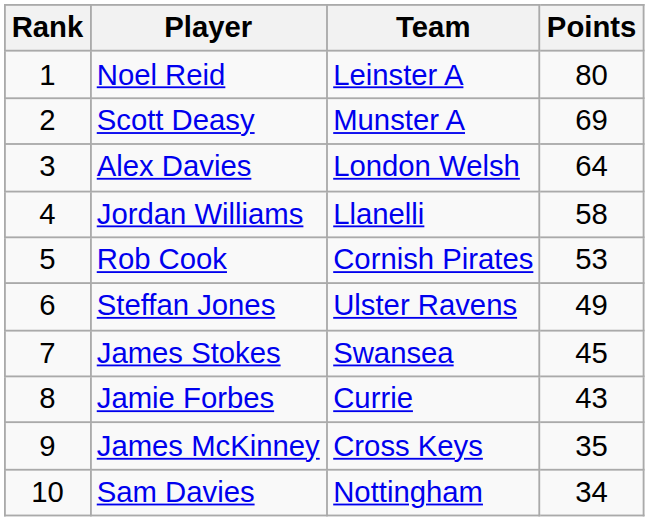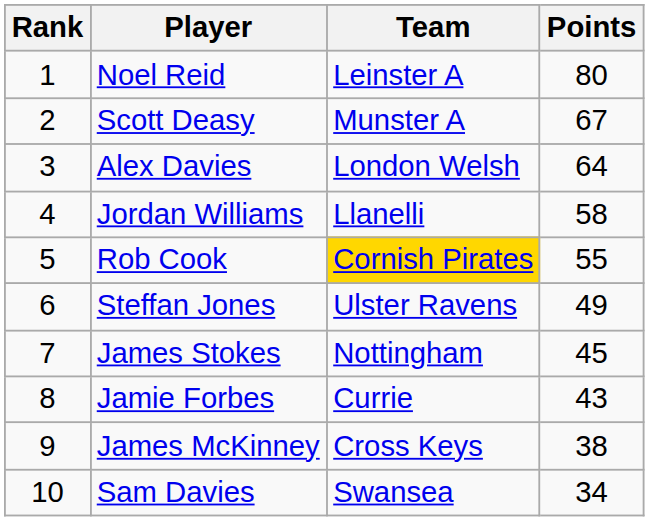(592, 120) 69 -> (592, 120) 67
(433, 259) no background -> (433, 259) gold background
(592, 259) 53 -> (592, 259) 55
(393, 352) Swansea -> (408, 352) Nottingham
(592, 445) 35 -> (592, 445) 38
(408, 492) Nottingham -> (393, 492) Swansea
